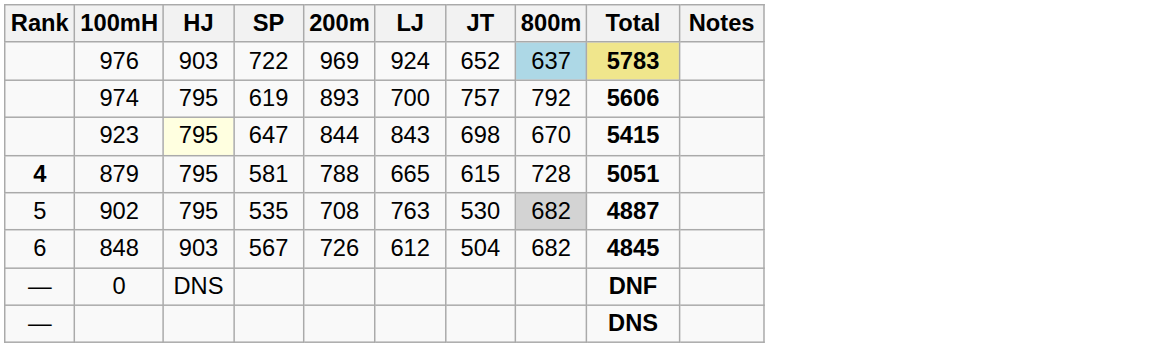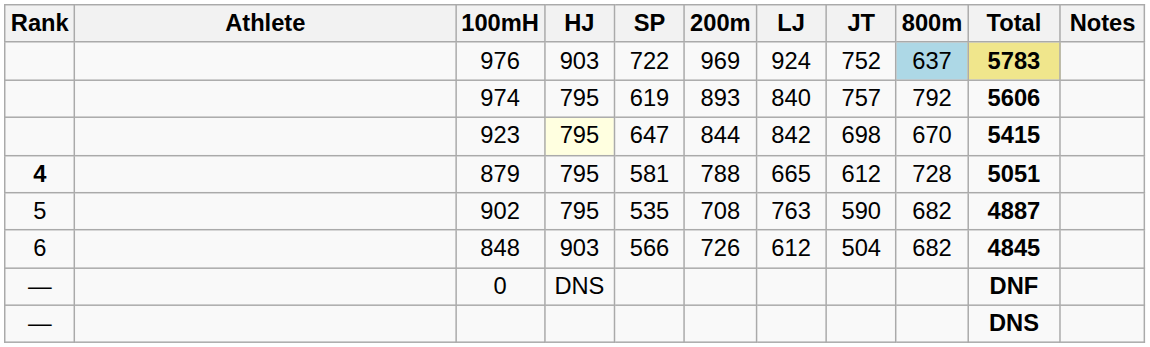+ column: (265, 23)
(480, 60) 652 -> (861, 60) 752
(410, 98) 700 -> (791, 98) 840
(410, 135) 843 -> (791, 135) 842
(480, 173) 615 -> (861, 173) 612
(480, 211) 530 -> (861, 211) 590
(551, 211) lightgrey background -> (932, 211) no background
(269, 248) 567 -> (650, 248) 566
